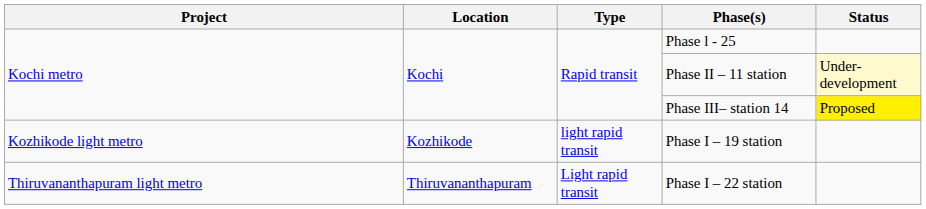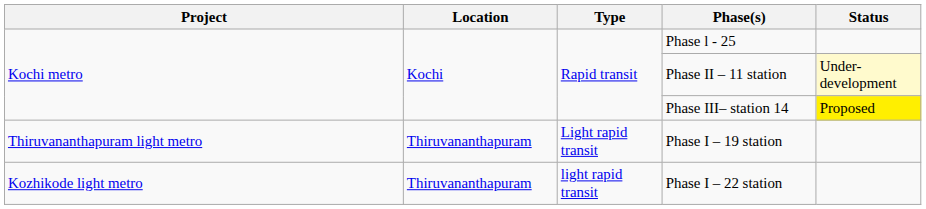(75, 141) Kozhikode light metro -> (105, 141) Thiruvananthapuram light metro
(440, 141) Kozhikode -> (469, 141) Thiruvananthapuram
(592, 141) light rapid transit -> (594, 141) Light rapid transit
(105, 183) Thiruvananthapuram light metro -> (75, 183) Kozhikode light metro
(594, 183) Light rapid transit -> (592, 183) light rapid transit
